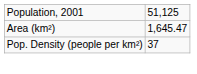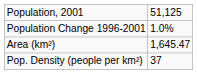+ row: (76, 28)
